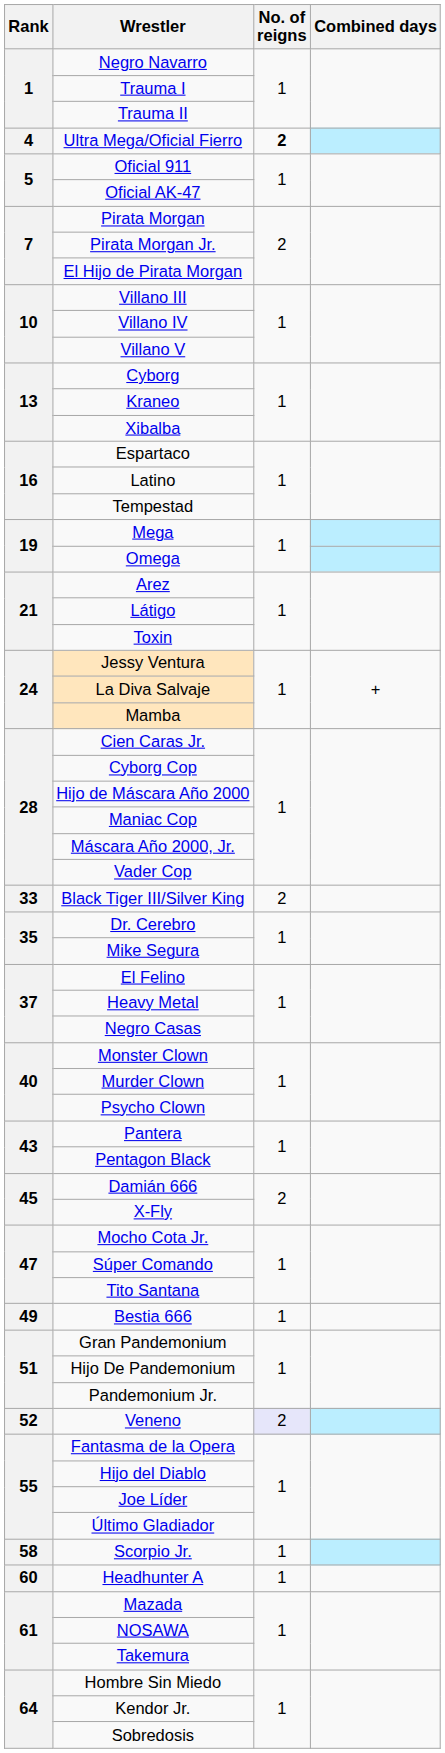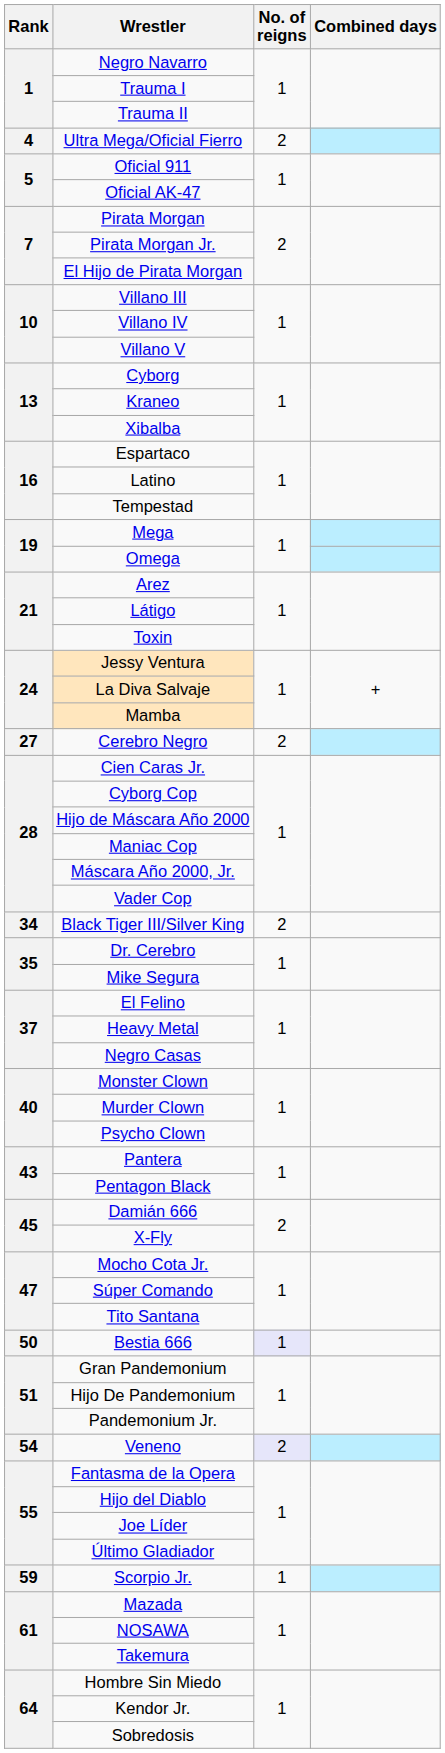(282, 140) bold -> (282, 140) normal
+ row: (153, 741)
(28, 898) 33 -> (28, 924) 34
(28, 1316) 49 -> (28, 1342) 50
(282, 1316) no background -> (282, 1342) lavender background
(28, 1421) 52 -> (28, 1447) 54
(28, 1552) 58 -> (28, 1578) 59
- row: (153, 1578)
